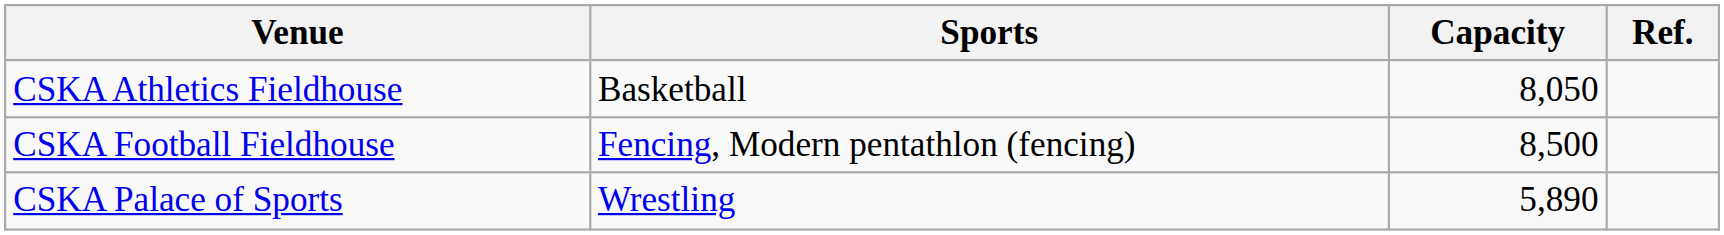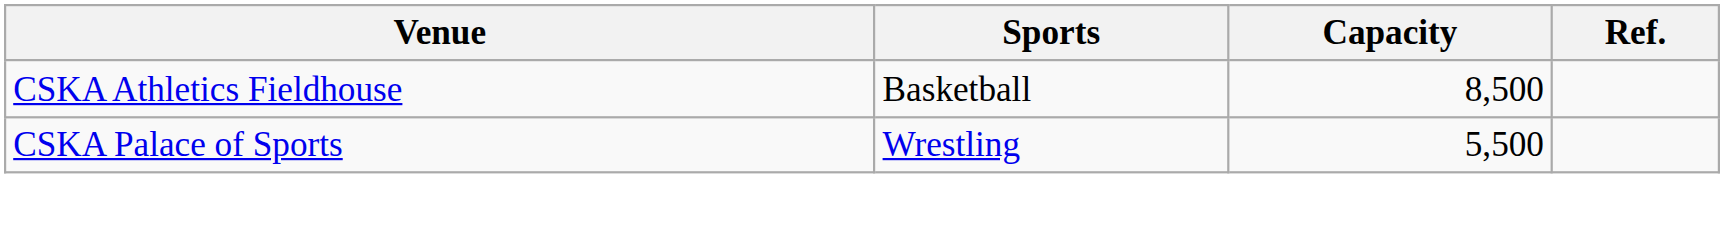(1559, 88) 8,050 -> (1504, 88) 8,500
- row: (204, 144)
(1559, 199) 5,890 -> (1504, 144) 5,500
